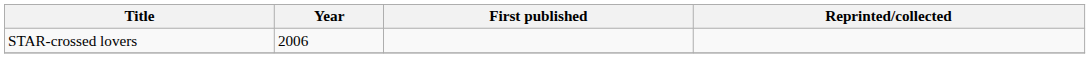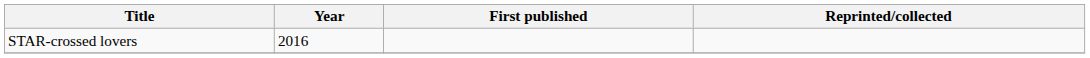(293, 40) 2006 -> (293, 40) 2016
